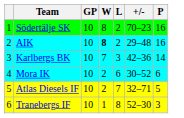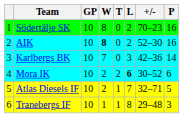+ column: (119, 12)
(139, 43) 29–48 -> (150, 43) 52–30
(118, 74) normal -> (129, 74) bold
(139, 105) 52–30 -> (150, 105) 29–48
